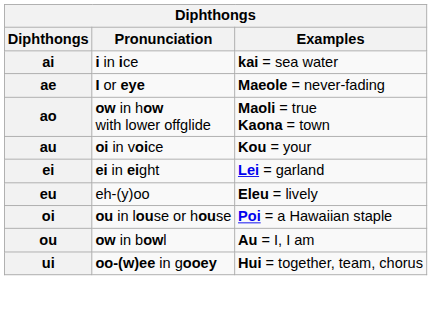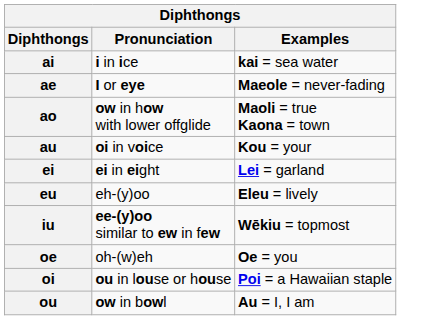+ row: (48, 225)
+ row: (48, 256)
- row: (48, 263)
